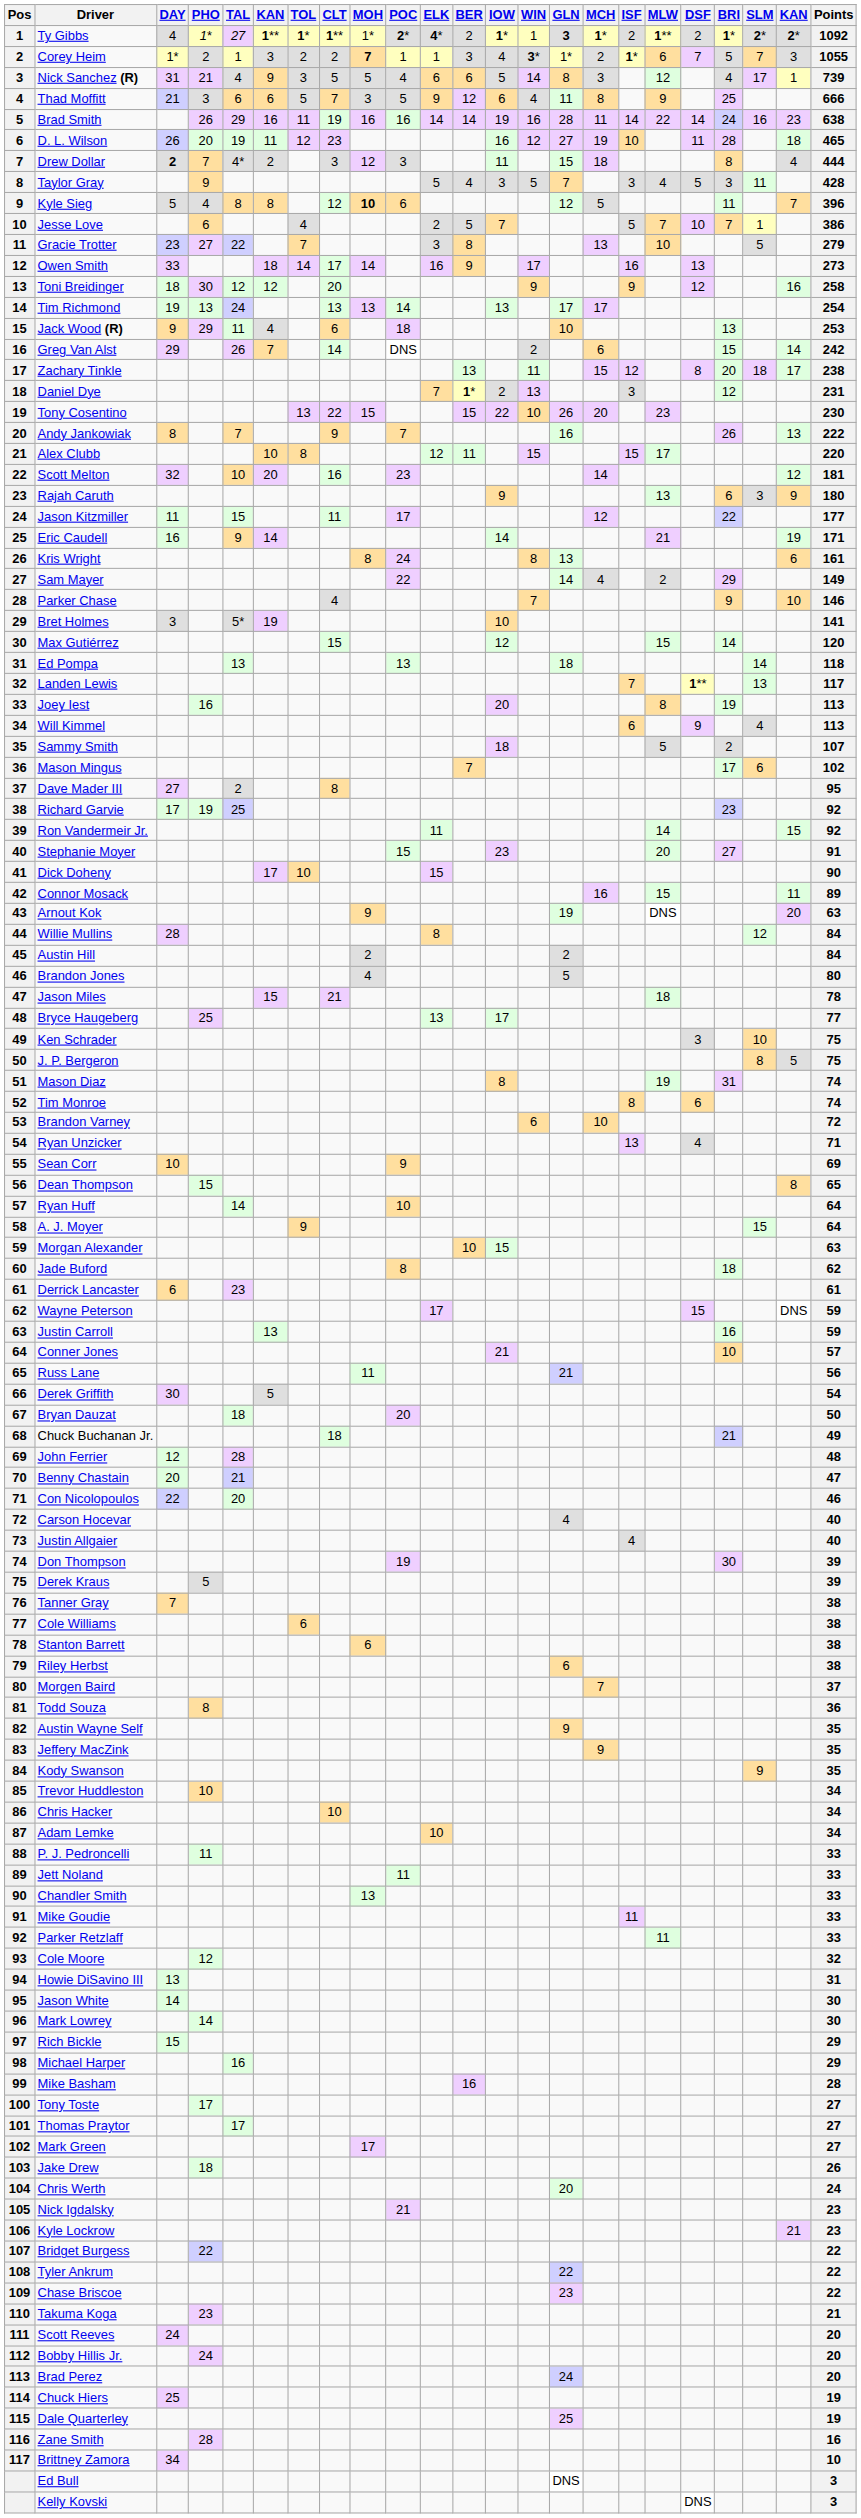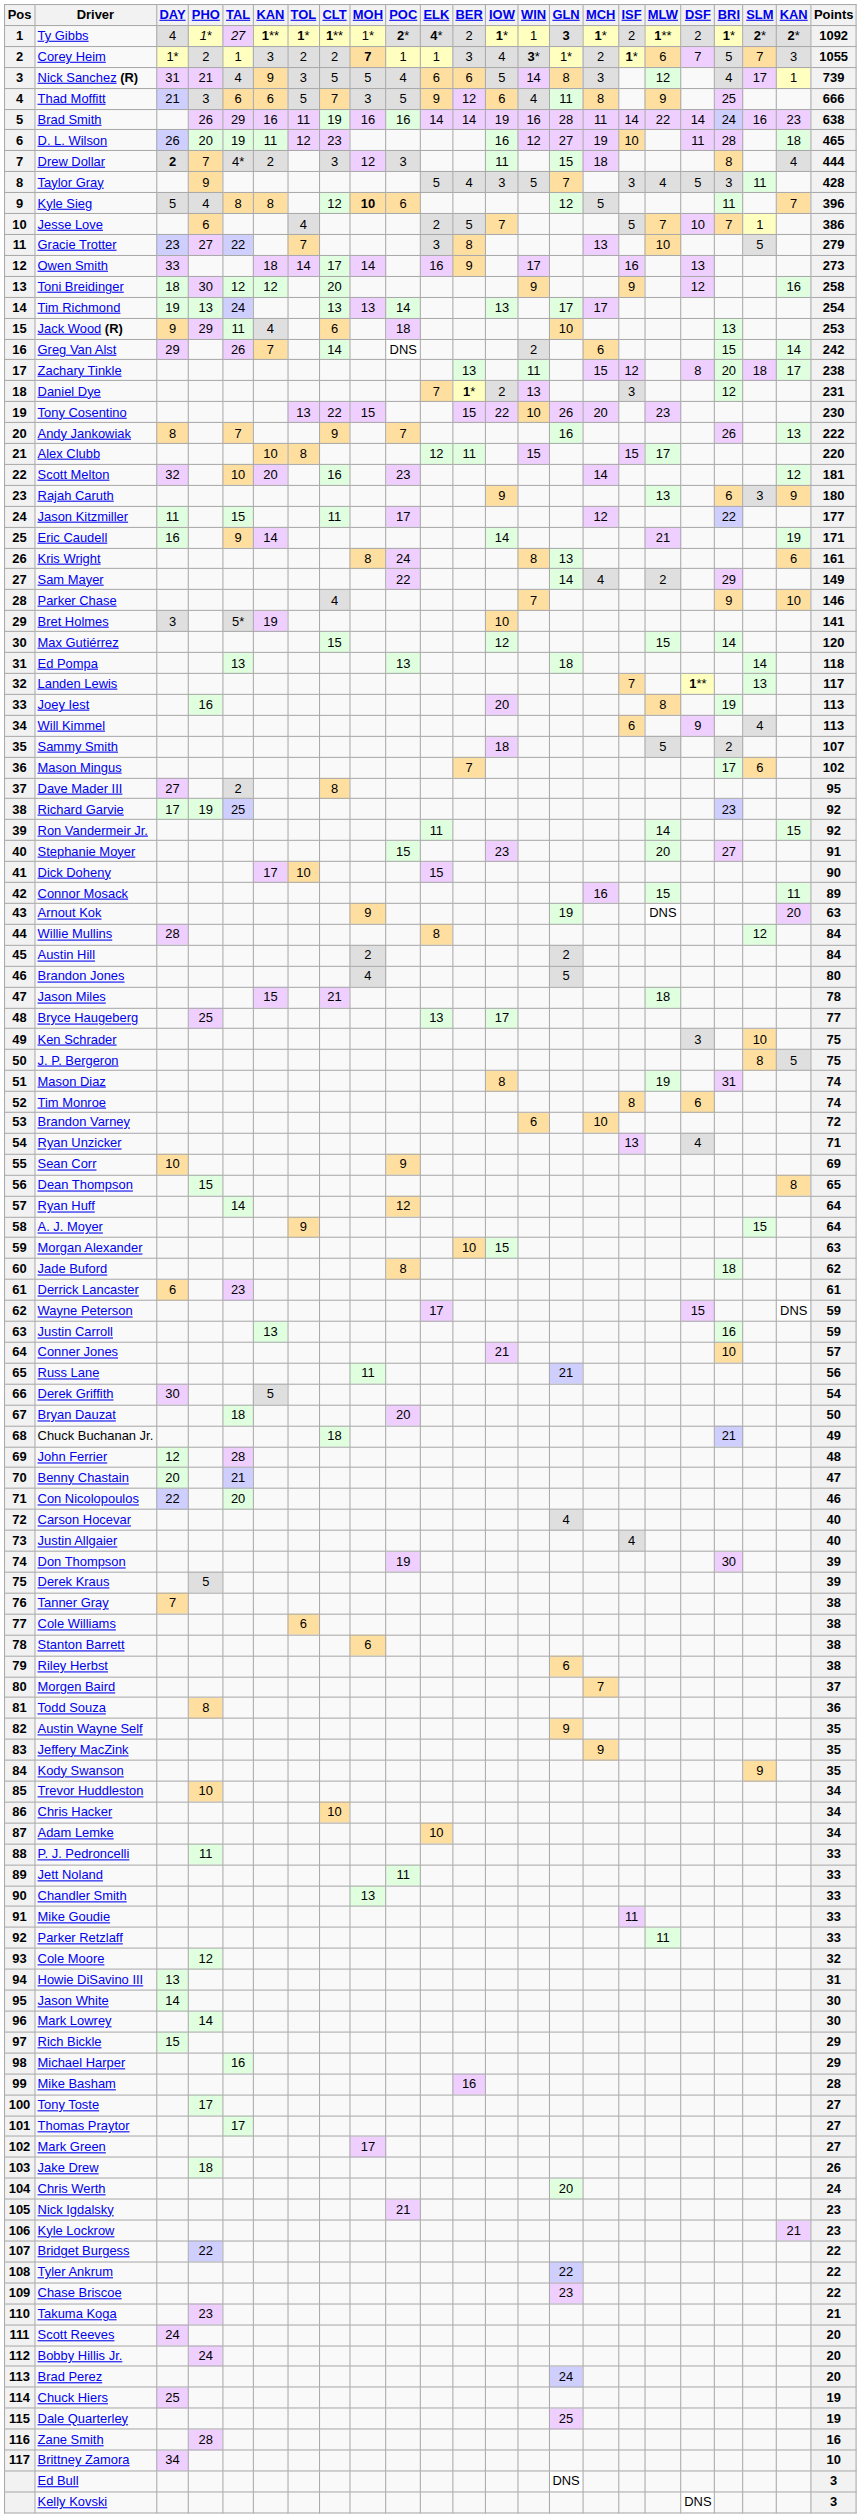(403, 1207) 10 -> (403, 1207) 12
